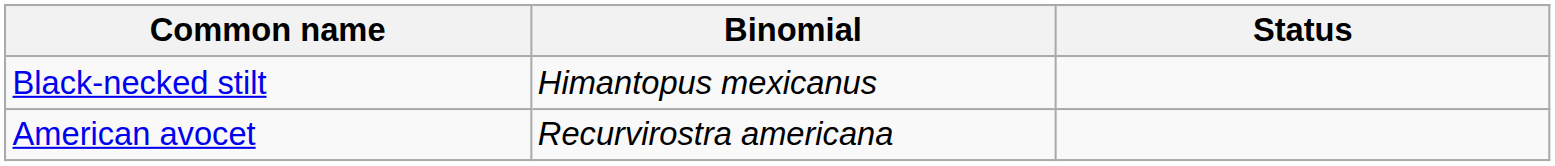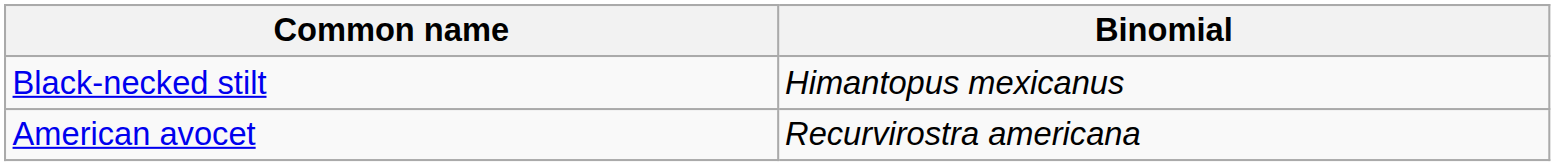- column: (1303, 30)
